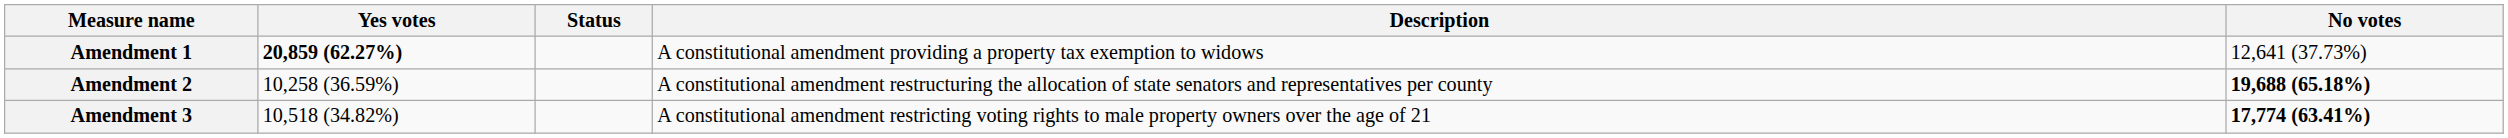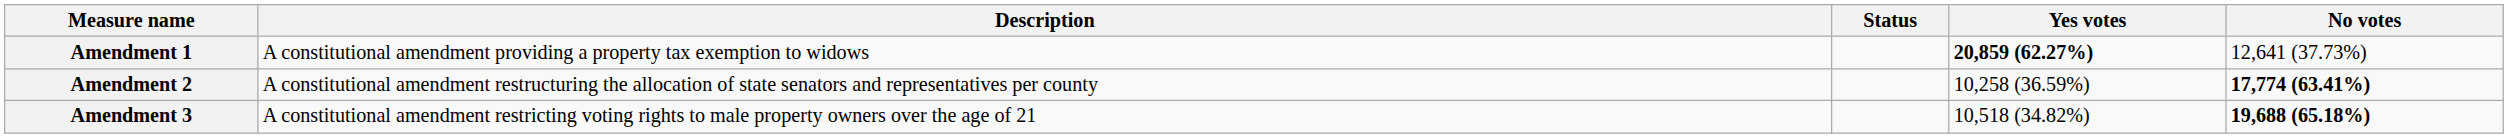columns swapped: (1439, 20) <-> (397, 20)
(2300, 84) 19,688 (65.18%) -> (2300, 84) 17,774 (63.41%)
(2300, 116) 17,774 (63.41%) -> (2300, 116) 19,688 (65.18%)
